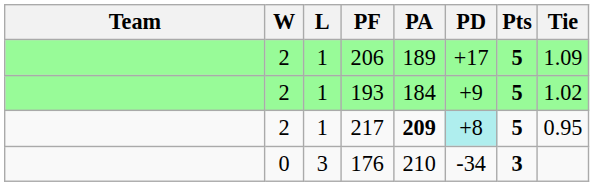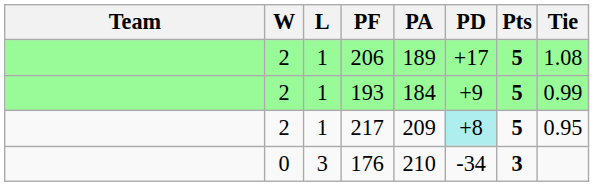(563, 57) 1.09 -> (563, 57) 1.08
(563, 92) 1.02 -> (563, 92) 0.99
(419, 127) bold -> (419, 127) normal
